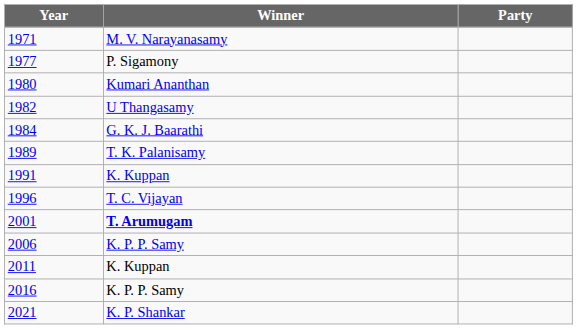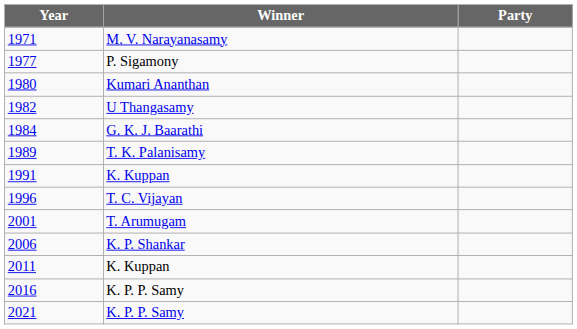(149, 221) bold -> (146, 221) normal
(145, 244) K. P. P. Samy -> (146, 244) K. P. Shankar
(146, 312) K. P. Shankar -> (145, 312) K. P. P. Samy
